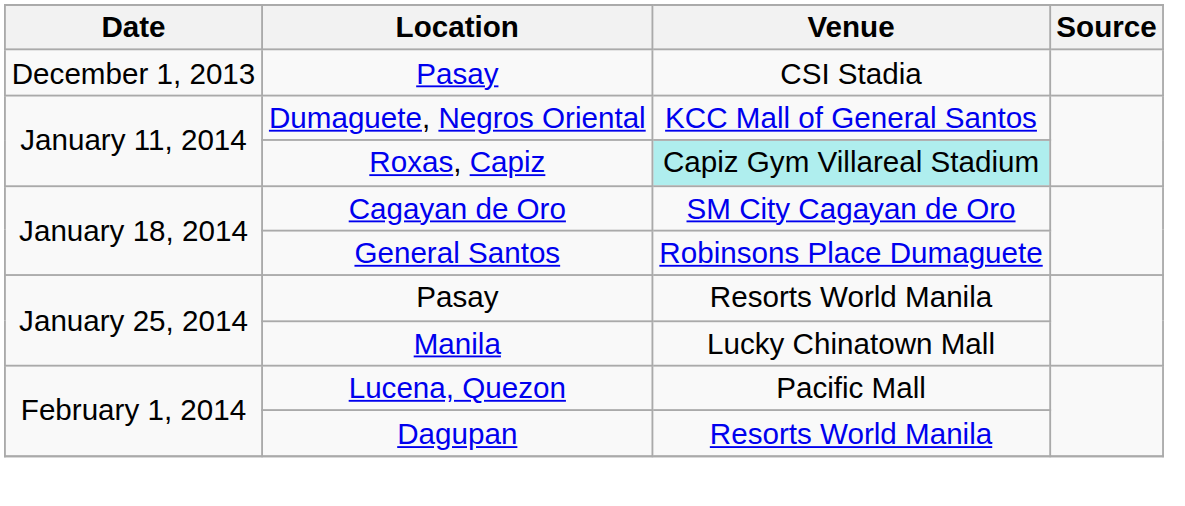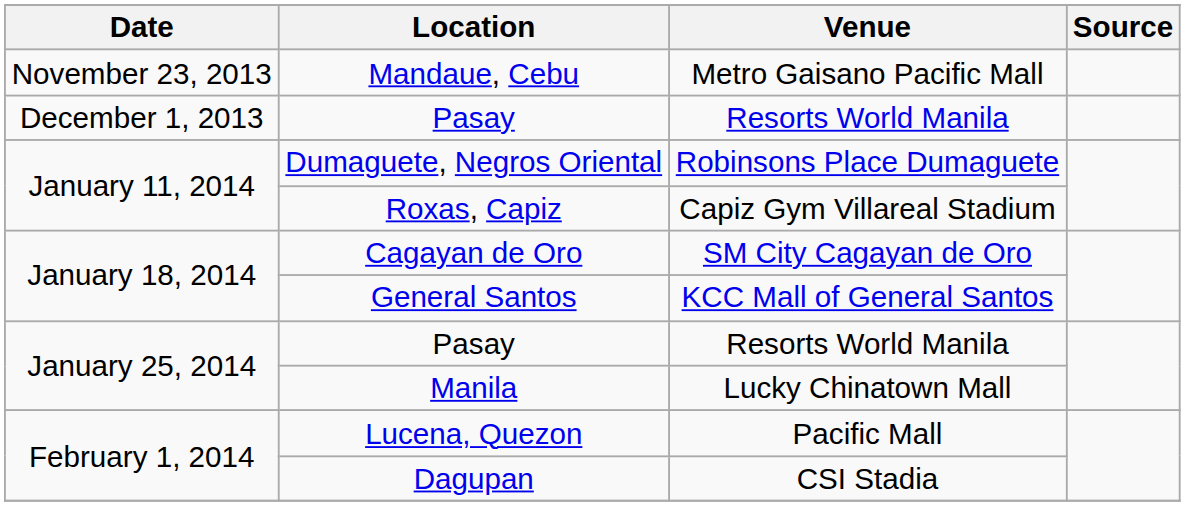+ row: (142, 73)
(851, 73) CSI Stadia -> (867, 118) Resorts World Manila
(851, 118) KCC Mall of General Santos -> (867, 163) Robinsons Place Dumaguete
(851, 163) paleturquoise background -> (867, 208) no background
(851, 253) Robinsons Place Dumaguete -> (867, 298) KCC Mall of General Santos
(851, 433) Resorts World Manila -> (867, 478) CSI Stadia
